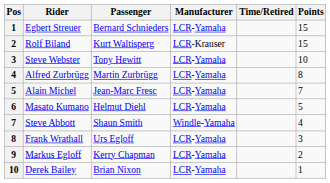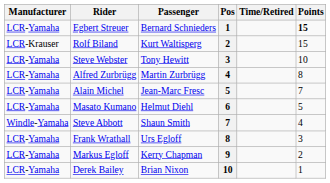columns swapped: (14, 12) <-> (204, 12)
(303, 28) normal -> (303, 28) bold
